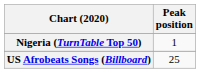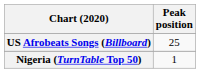rows swapped: (79, 42) <-> (79, 59)
